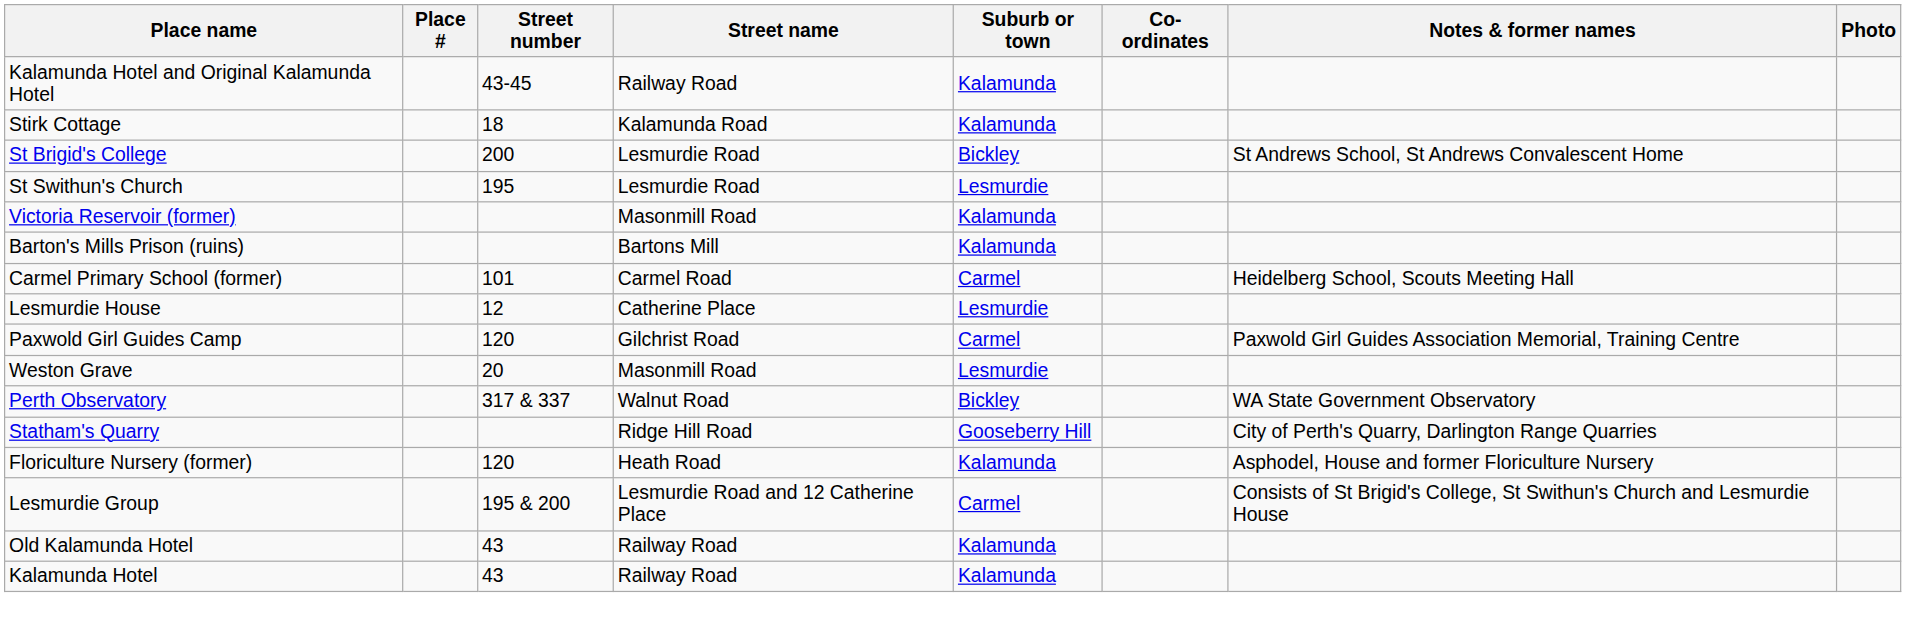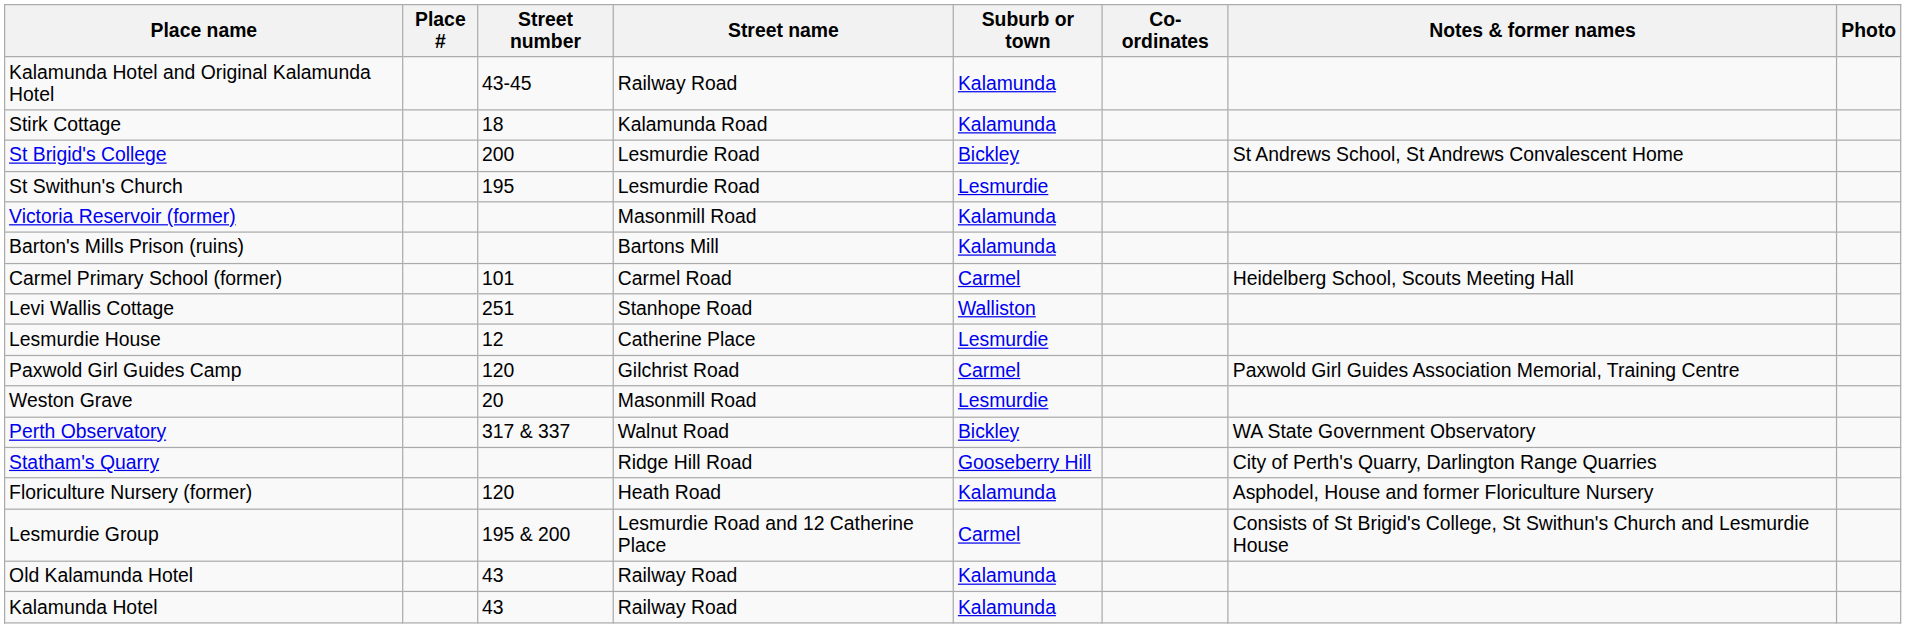+ row: (92, 309)
